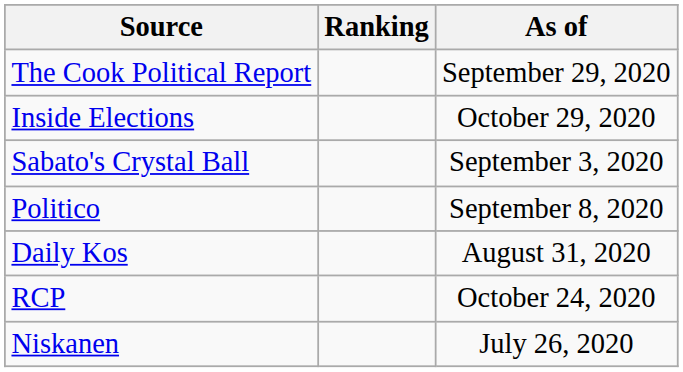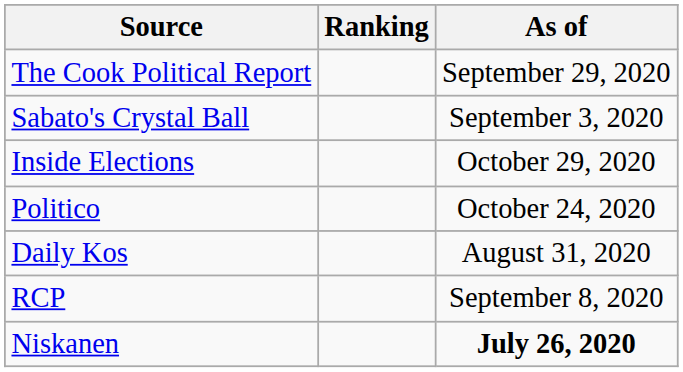rows swapped: (103, 117) <-> (130, 162)
(556, 207) September 8, 2020 -> (556, 207) October 24, 2020
(556, 298) October 24, 2020 -> (556, 298) September 8, 2020
(556, 343) normal -> (556, 343) bold
